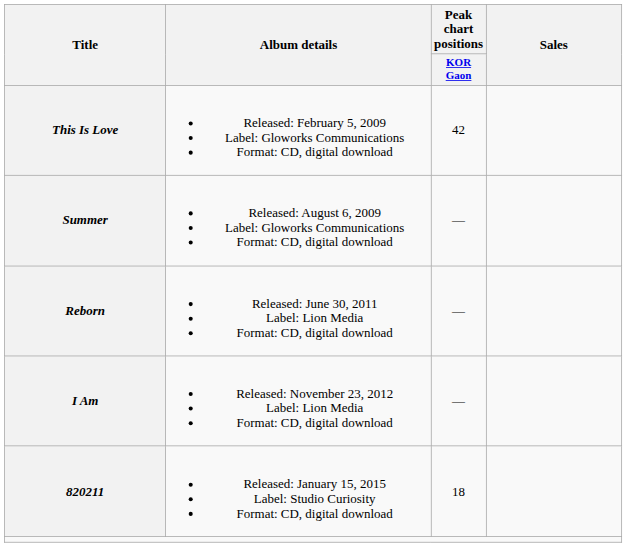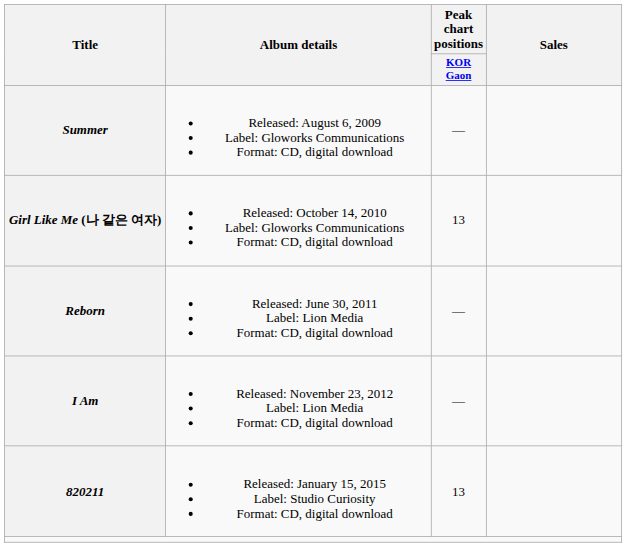- row: (85, 130)
+ row: (85, 220)
(459, 491) 18 -> (459, 491) 13
